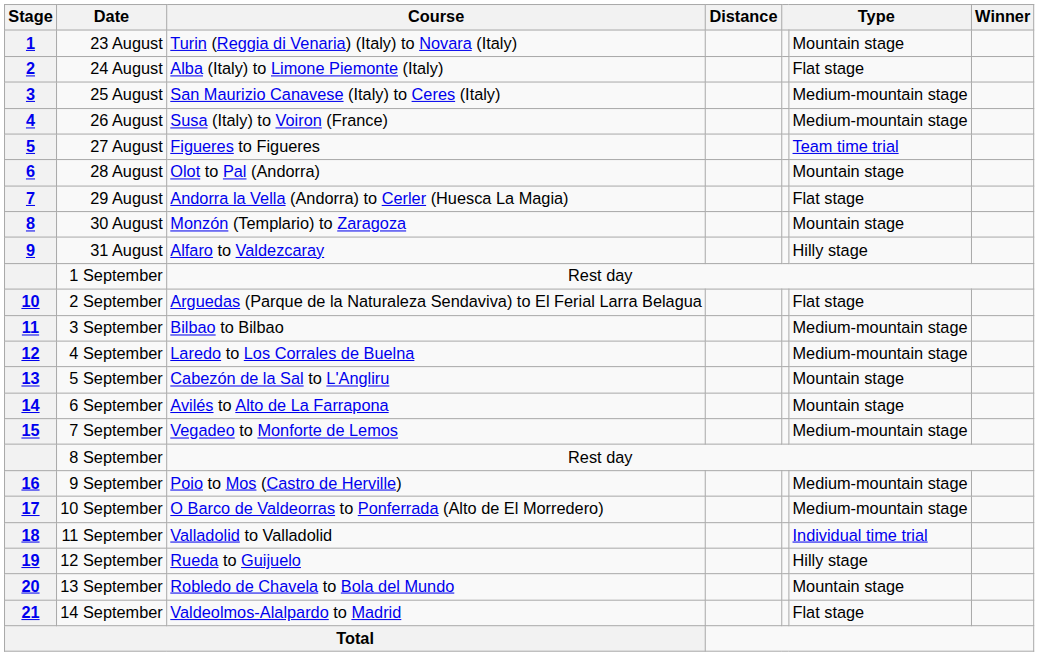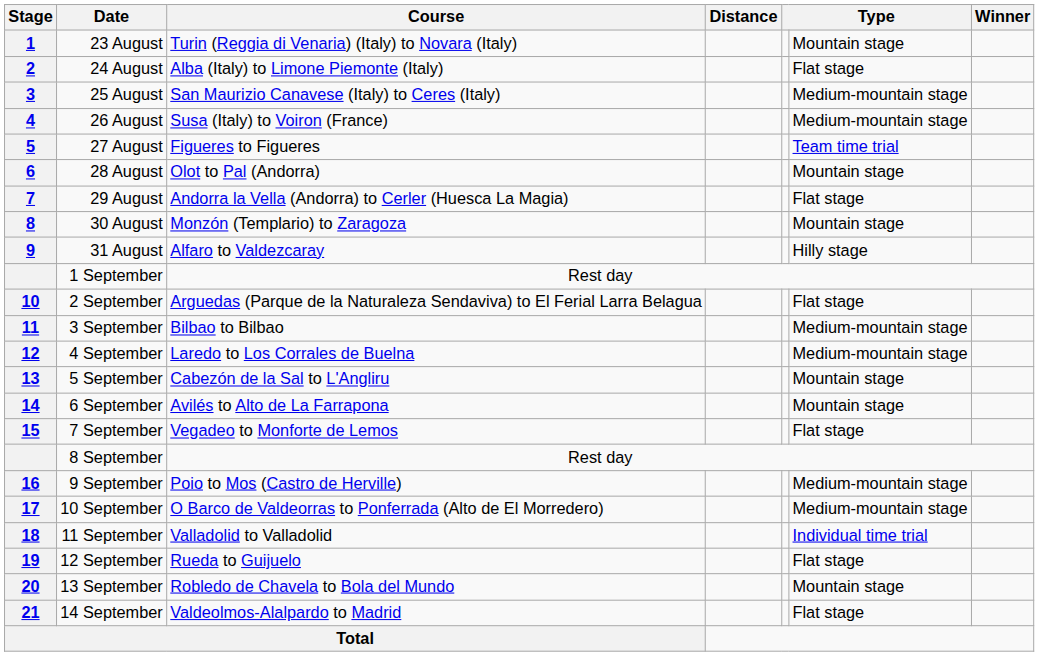(880, 431) Medium-mountain stage -> (828, 431) Flat stage
(830, 560) Hilly stage -> (828, 560) Flat stage
